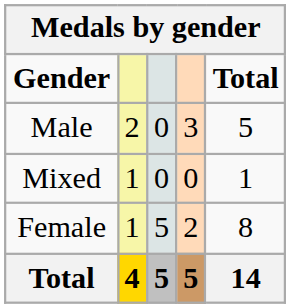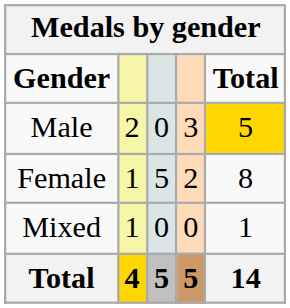(246, 128) no background -> (246, 128) gold background
rows swapped: (62, 227) <-> (62, 178)
